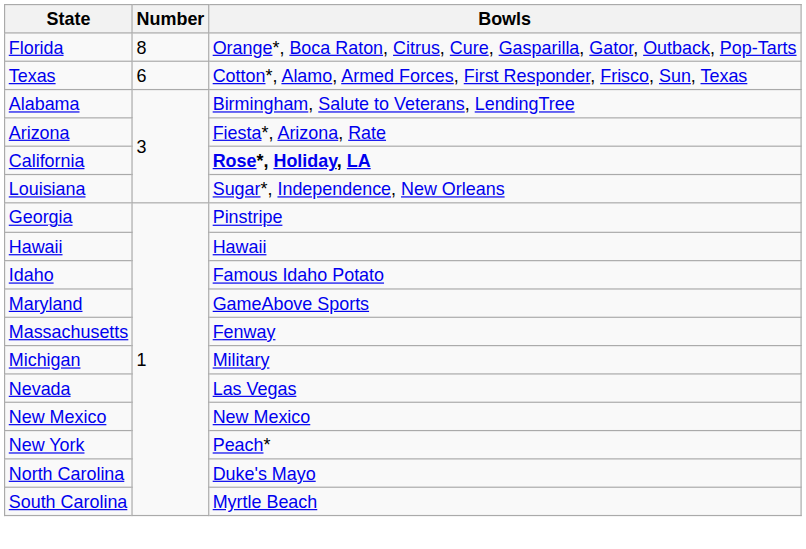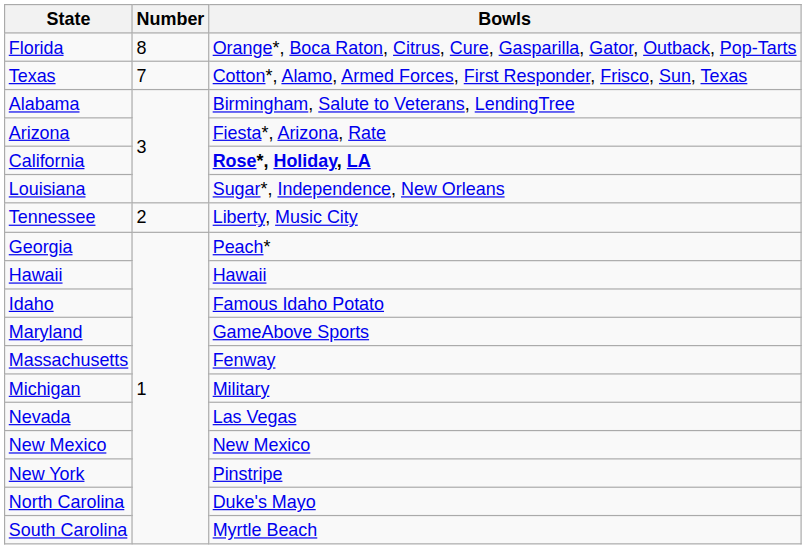(142, 76) 6 -> (142, 76) 7
+ row: (52, 218)
(248, 218) Pinstripe -> (242, 246) Peach*
(242, 445) Peach* -> (248, 473) Pinstripe
